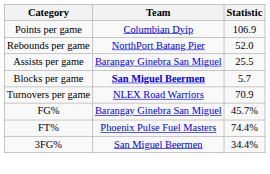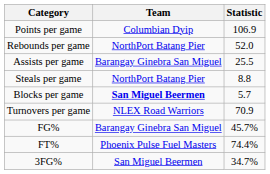+ row: (48, 78)
(244, 144) 34.4% -> (244, 161) 34.7%
